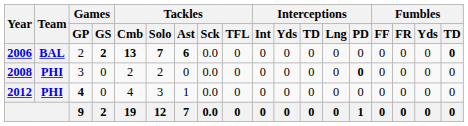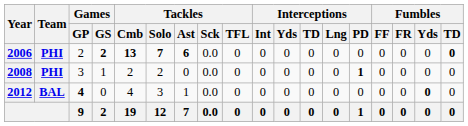(52, 53) BAL -> (52, 53) PHI
(103, 72) 0 -> (103, 72) 1
(361, 72) 0 -> (361, 72) 1
(52, 92) PHI -> (52, 92) BAL
(428, 92) normal -> (428, 92) bold
